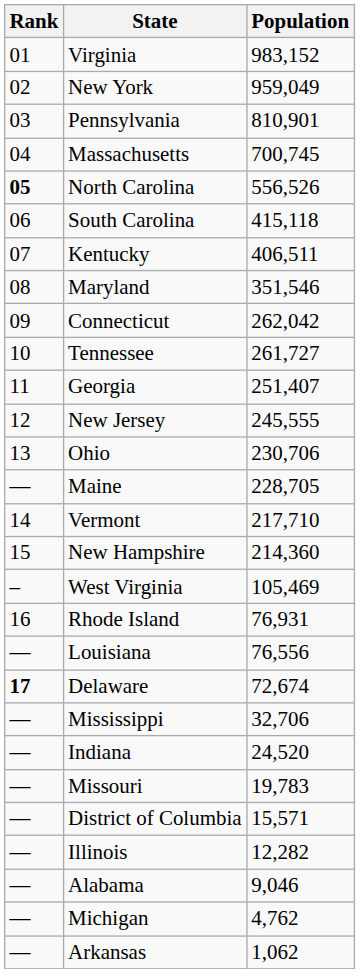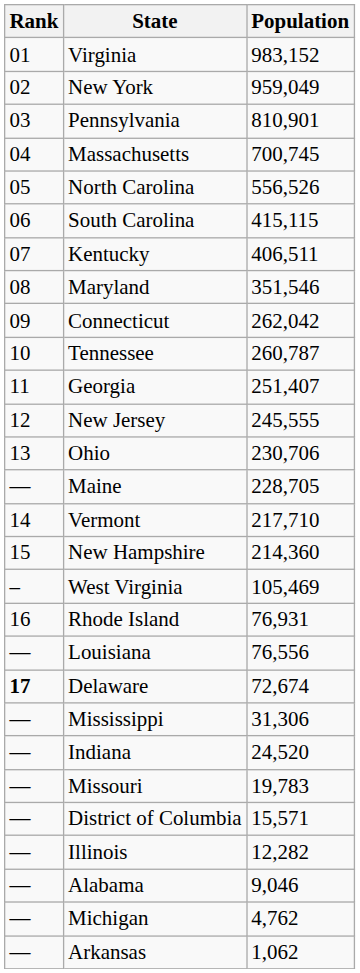(20, 187) bold -> (20, 187) normal
(285, 220) 415,118 -> (285, 220) 415,115
(285, 353) 261,727 -> (285, 353) 260,787
(280, 719) 32,706 -> (280, 719) 31,306
